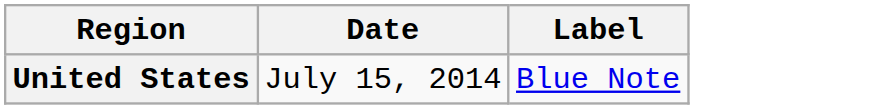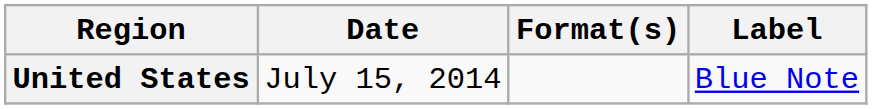+ column: (598, 30)
